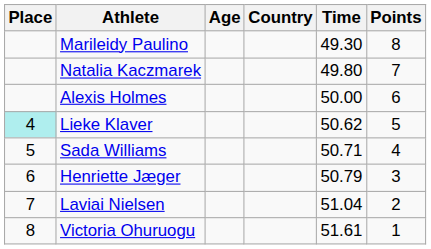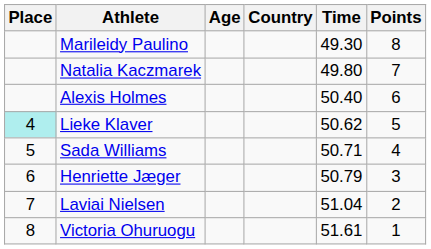(341, 97) 50.00 -> (341, 97) 50.40
